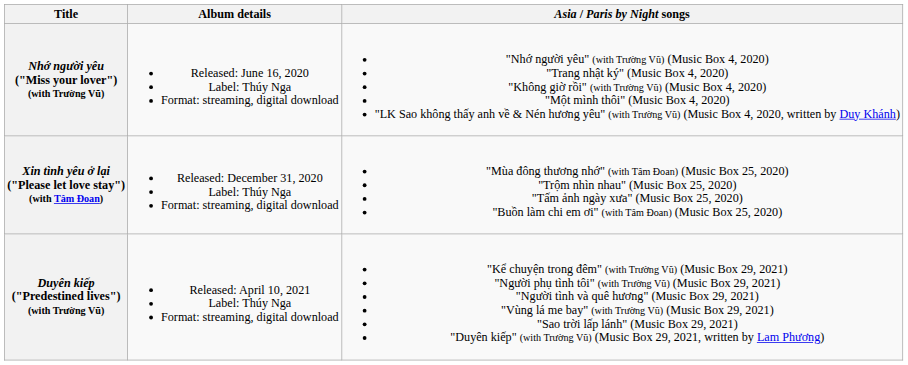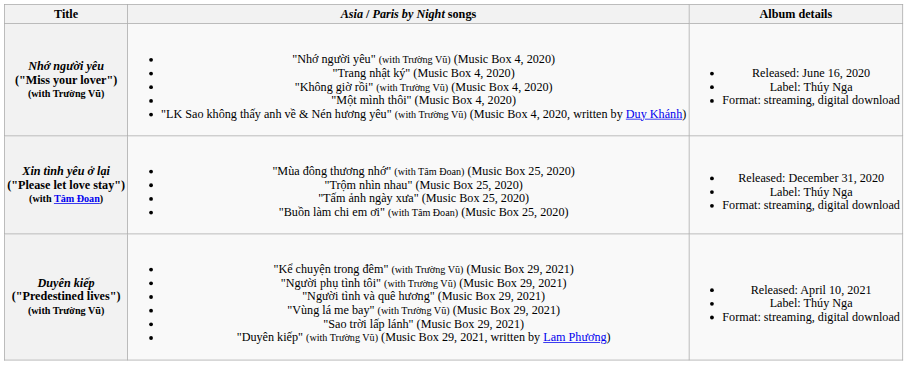columns swapped: (235, 14) <-> (622, 14)
